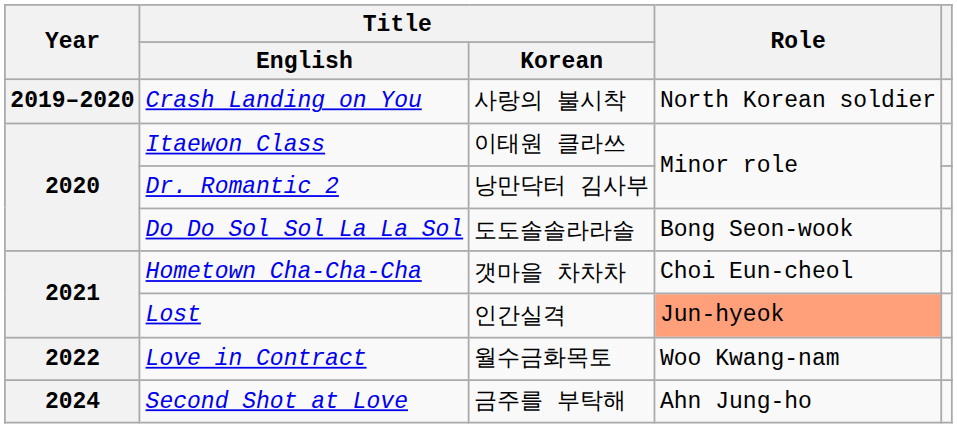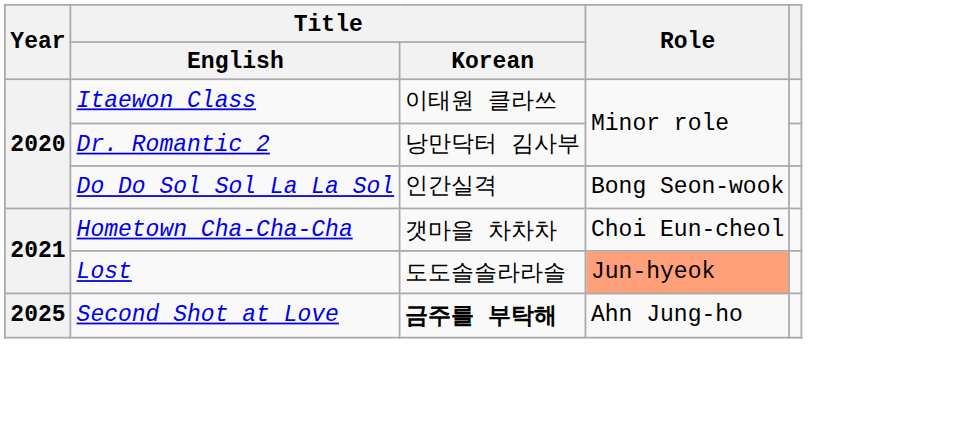- row: (284, 101)
(555, 231) 도도솔솔라라솔 -> (451, 188) 인간실격
(520, 316) 인간실격 -> (486, 273) 도도솔솔라라솔
- row: (256, 358)
(73, 401) 2024 -> (38, 315) 2025
(550, 402) normal -> (481, 316) bold
